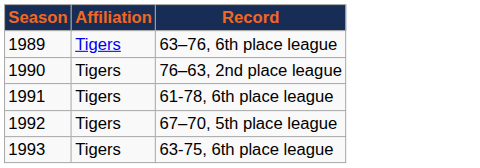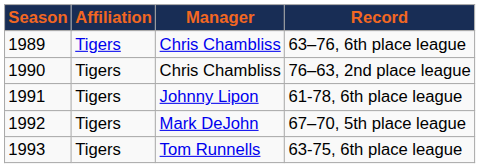+ column: (220, 17)
